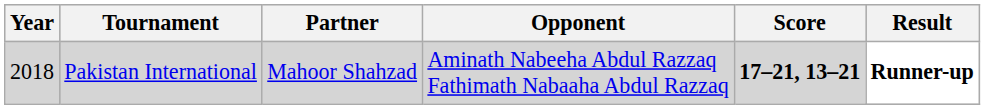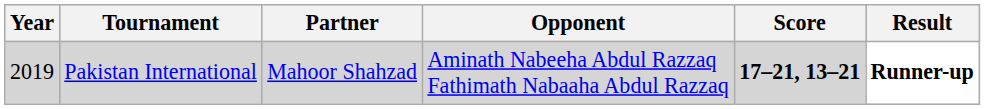(32, 72) 2018 -> (32, 72) 2019
